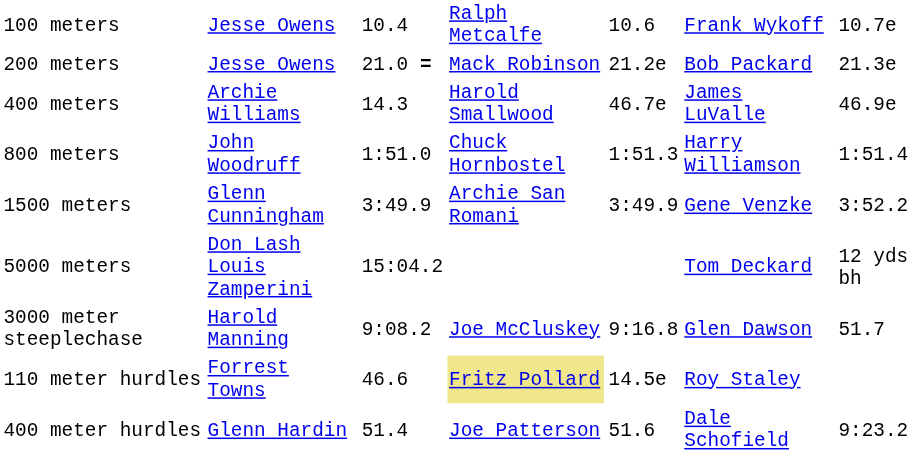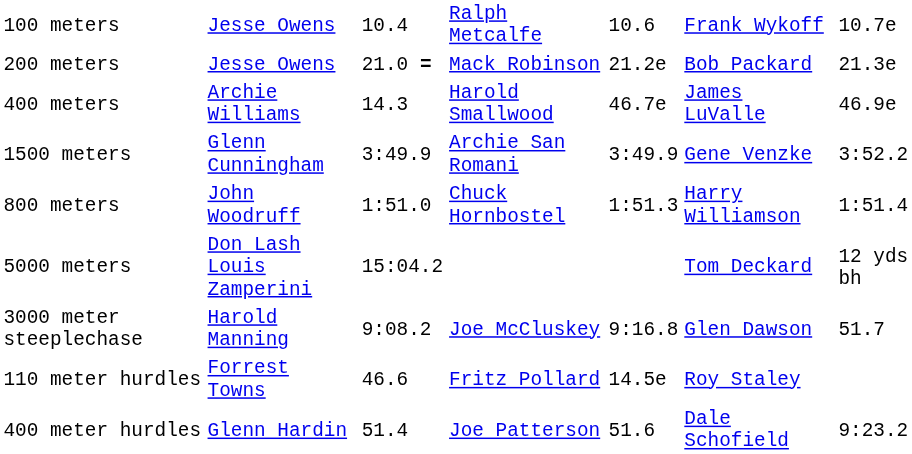rows swapped: (62, 154) <-> (67, 205)
(525, 379) khaki background -> (525, 379) no background
